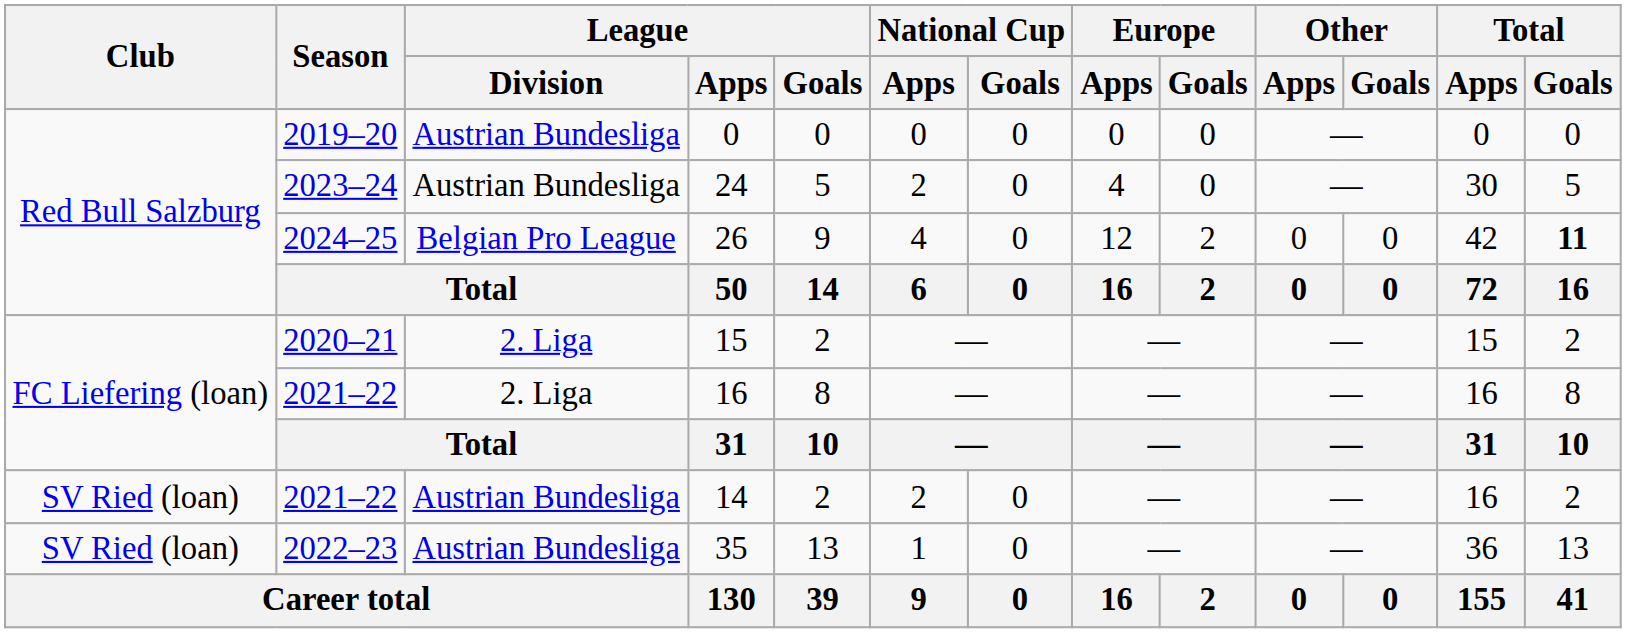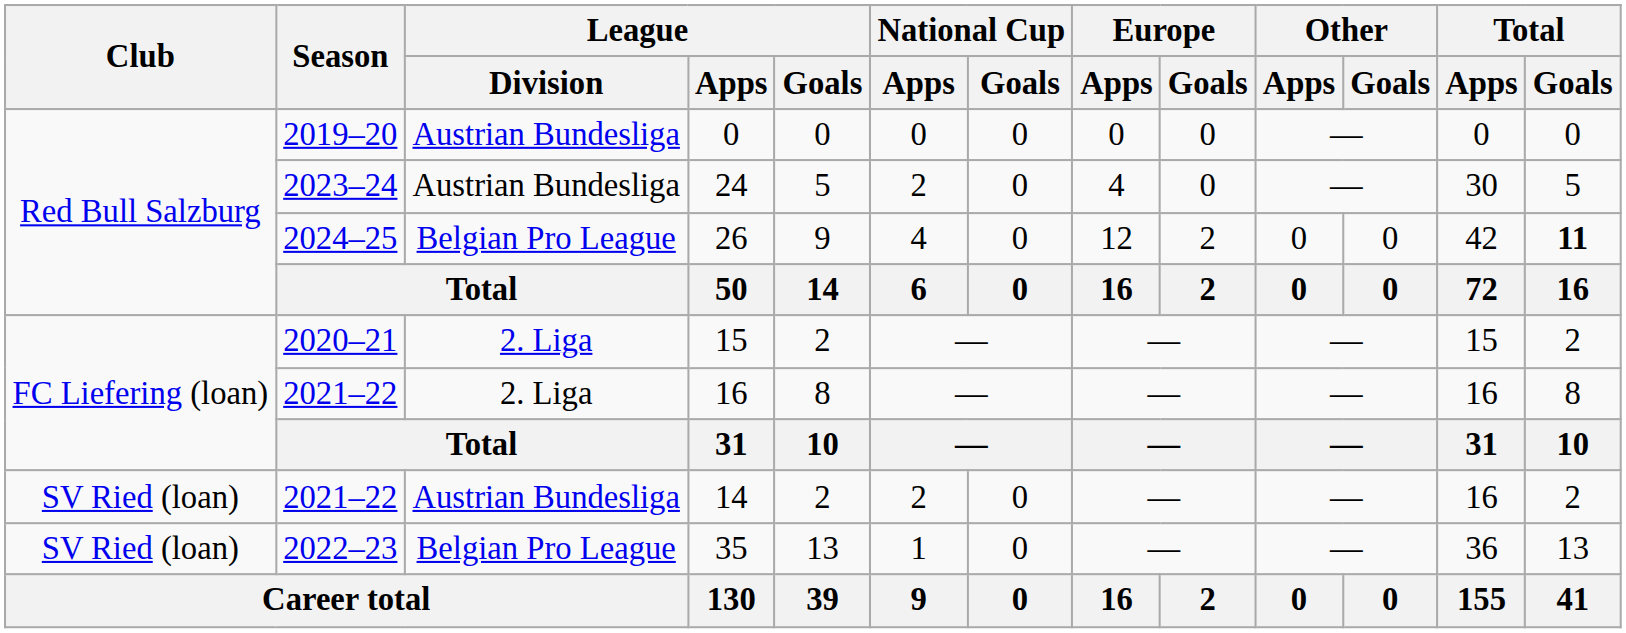(546, 548) Austrian Bundesliga -> (546, 548) Belgian Pro League
